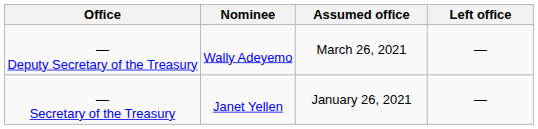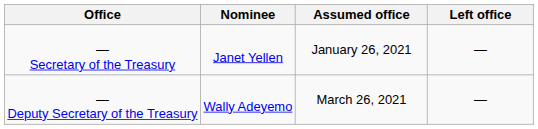rows swapped: (102, 106) <-> (102, 57)
